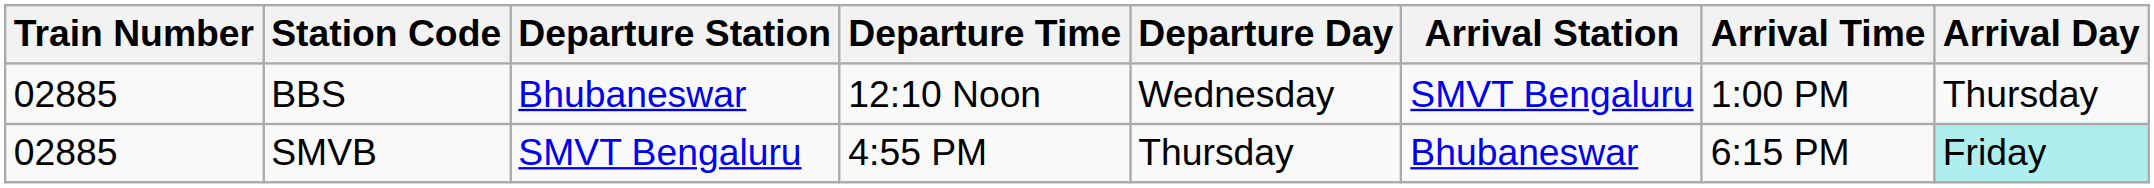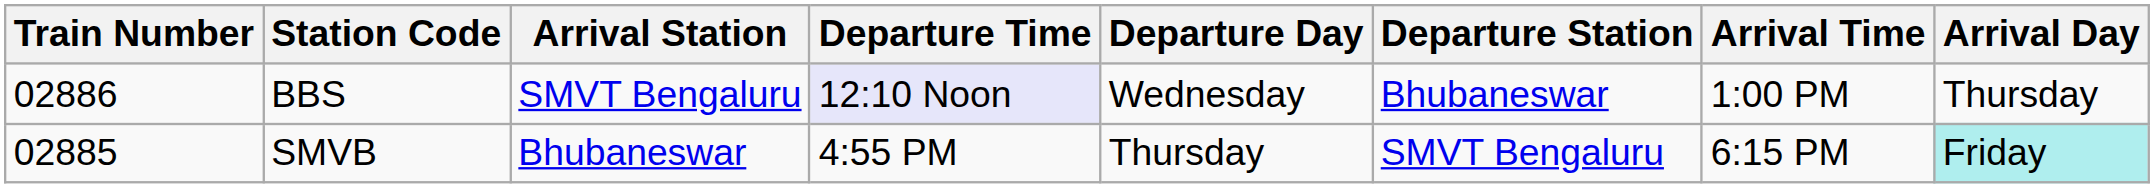columns swapped: (675, 34) <-> (1552, 34)
(66, 93) 02885 -> (66, 93) 02886
(945, 93) no background -> (915, 93) lavender background
